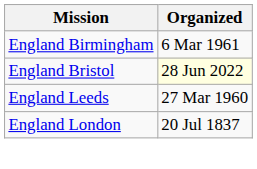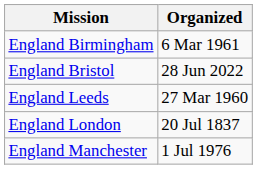(202, 71) lightyellow background -> (202, 71) no background
+ row: (78, 151)
